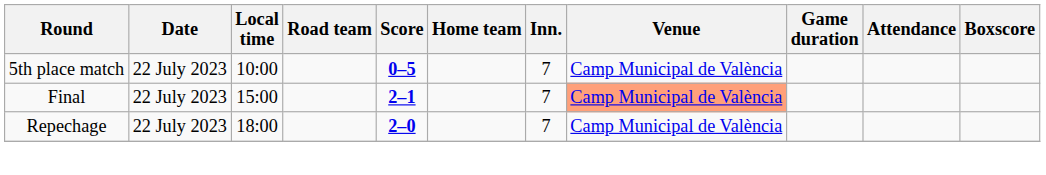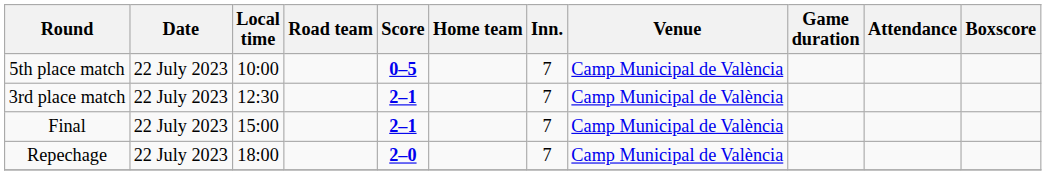+ row: (67, 97)
(676, 97) lightsalmon background -> (677, 126) no background
